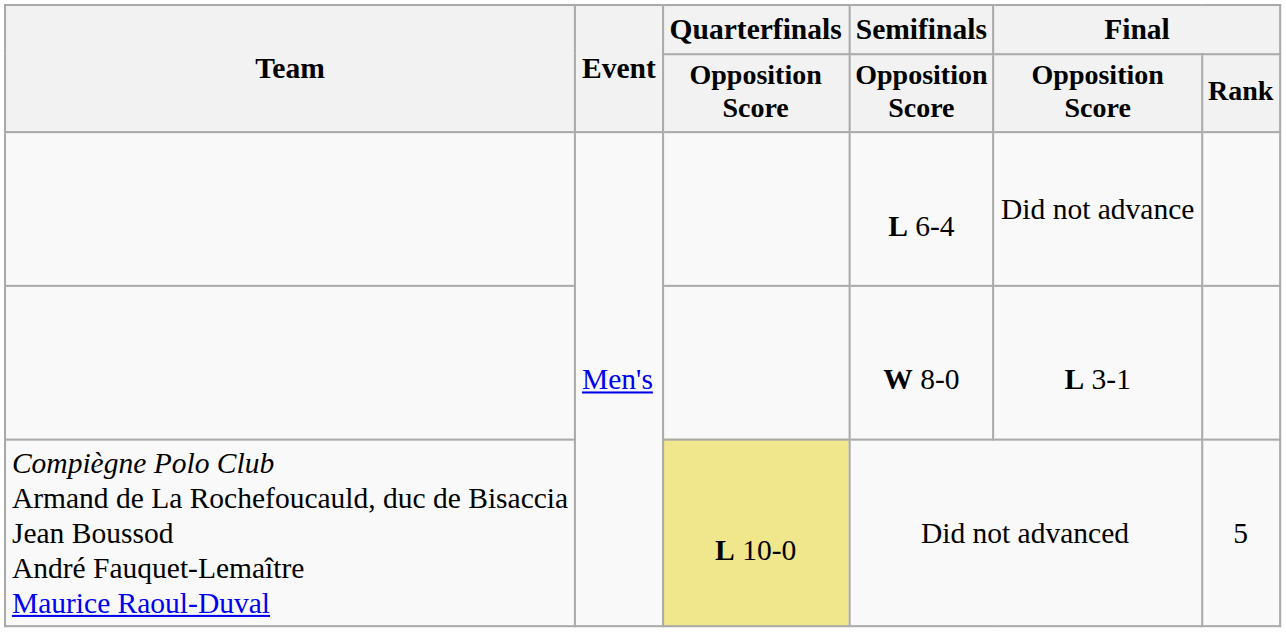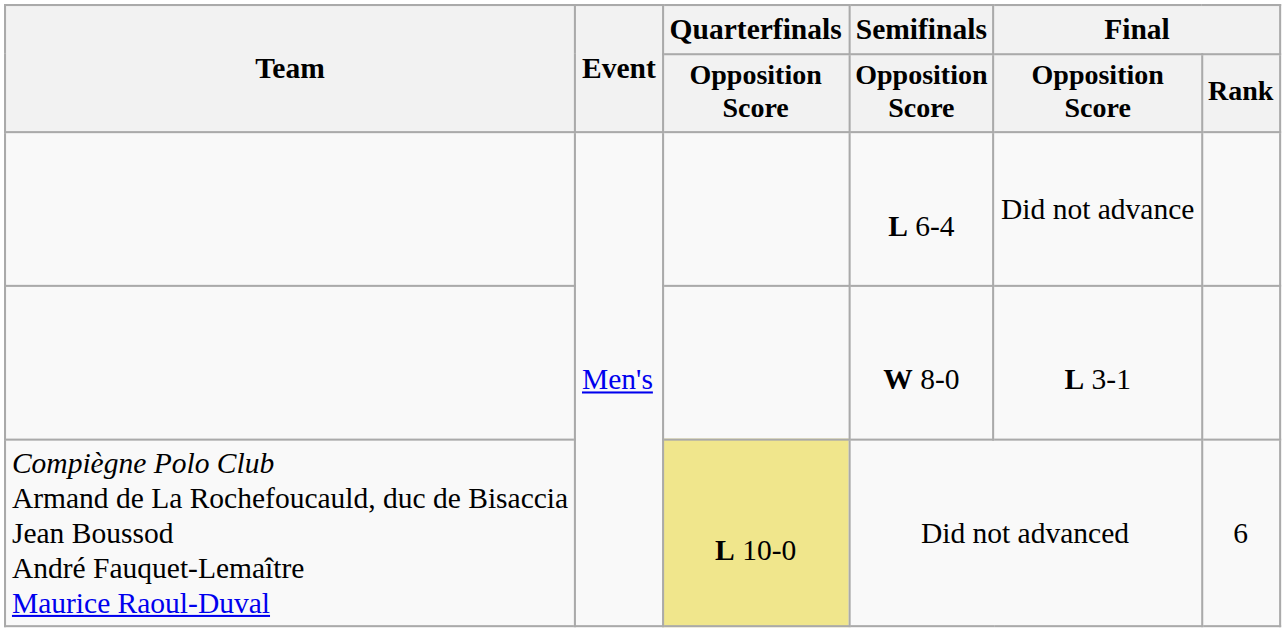(1241, 532) 5 -> (1241, 532) 6
